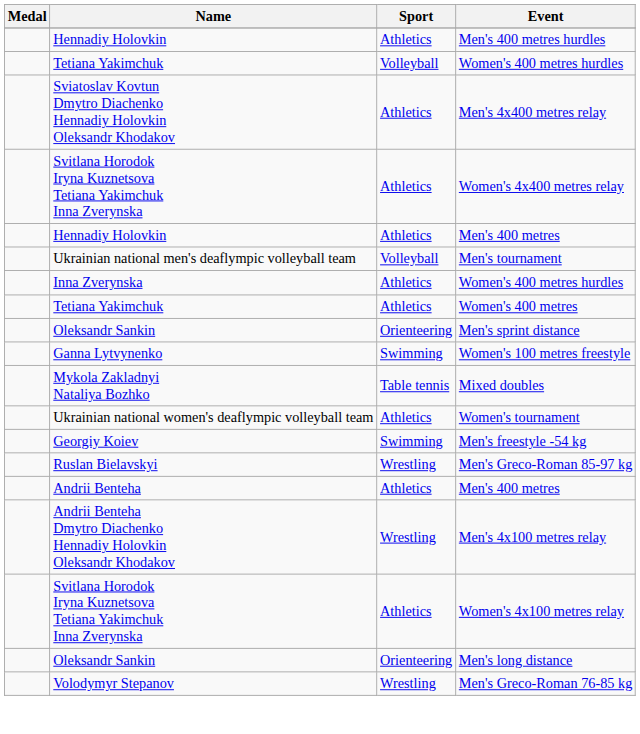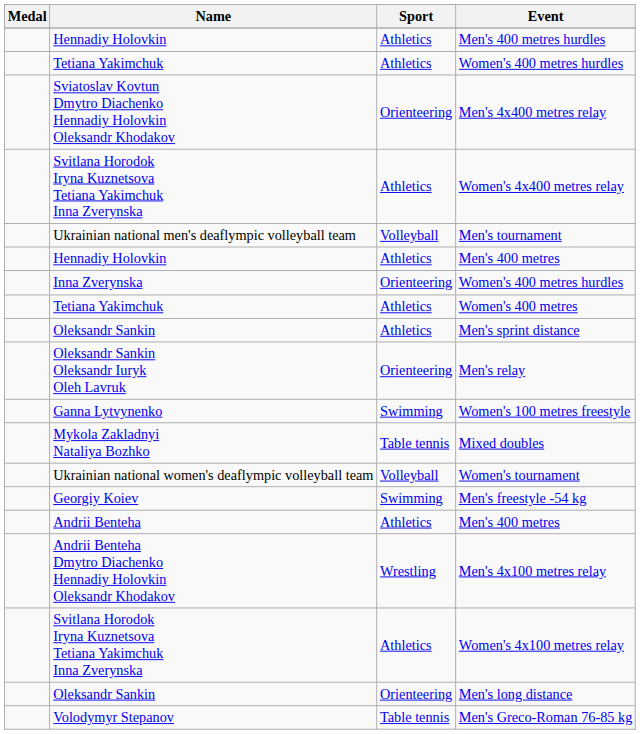(409, 63) Volleyball -> (406, 63) Athletics
(406, 112) Athletics -> (416, 112) Orienteering
rows swapped: (205, 259) <-> (110, 235)
(406, 282) Athletics -> (416, 282) Orienteering
(416, 330) Orienteering -> (406, 330) Athletics
+ row: (104, 370)
(406, 417) Athletics -> (409, 475) Volleyball
- row: (105, 464)
(408, 684) Wrestling -> (415, 717) Table tennis
